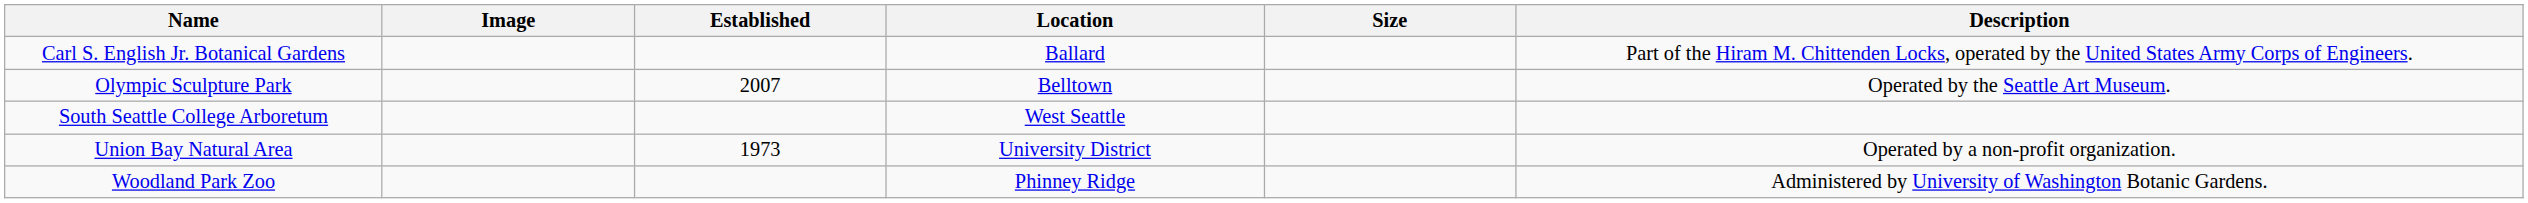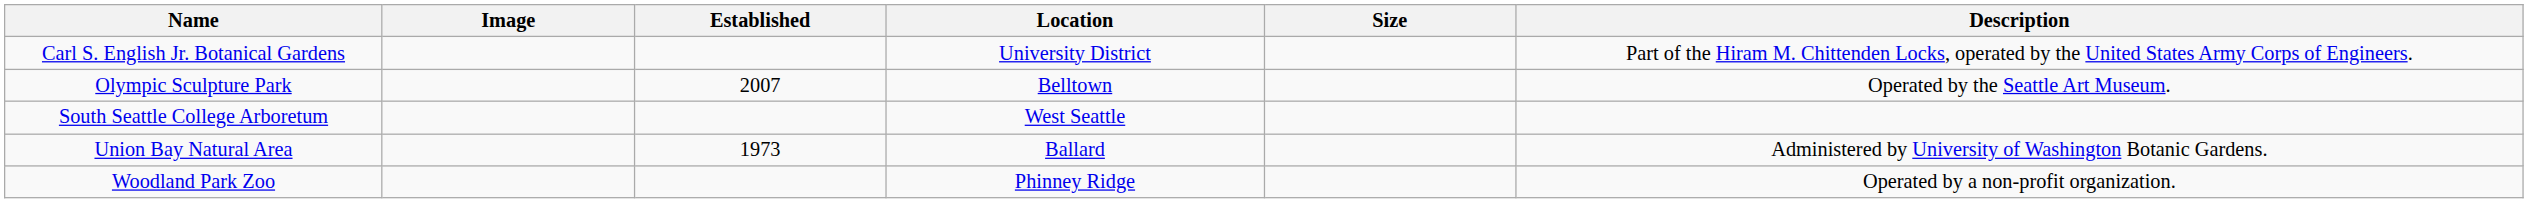(1075, 52) Ballard -> (1075, 52) University District
(1075, 149) University District -> (1075, 149) Ballard
(2019, 149) Operated by a non-profit organization. -> (2019, 149) Administered by University of Washington Botanic Gardens.
(2019, 181) Administered by University of Washington Botanic Gardens. -> (2019, 181) Operated by a non-profit organization.
